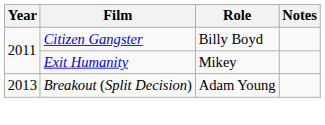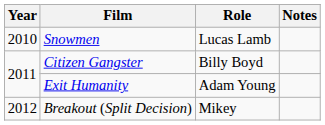+ row: (72, 39)
(218, 62) Mikey -> (237, 85) Adam Young
(22, 85) 2013 -> (22, 108) 2012
(237, 85) Adam Young -> (218, 108) Mikey
